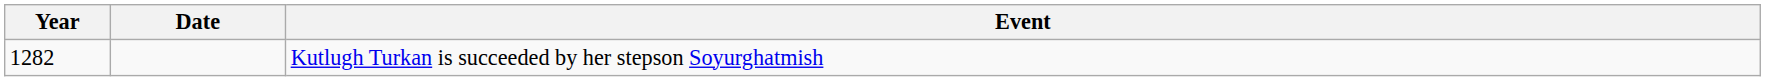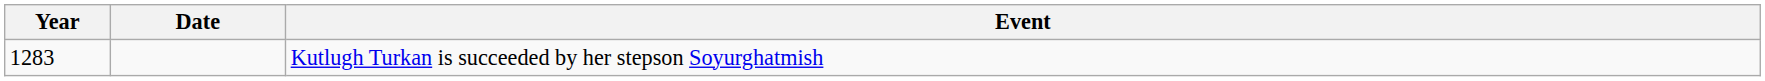(32, 57) 1282 -> (32, 57) 1283
